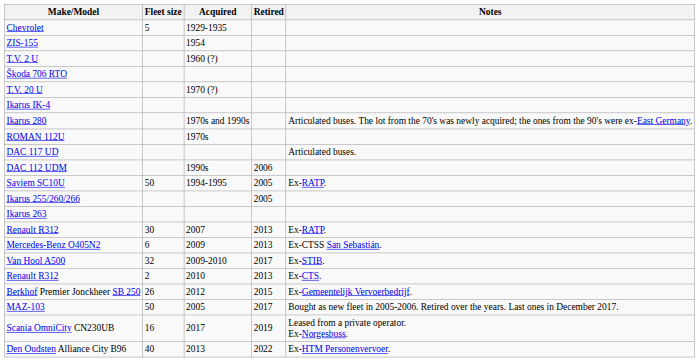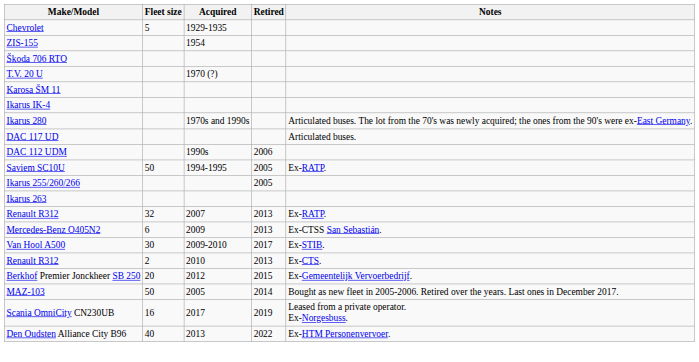- row: (22, 59)
+ row: (34, 90)
- row: (35, 136)
(149, 229) 30 -> (149, 214) 32
(149, 261) 32 -> (149, 245) 30
(149, 292) 26 -> (149, 276) 20
(263, 307) 2017 -> (263, 292) 2014
